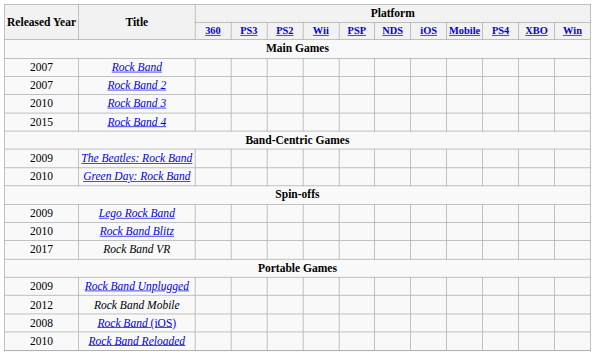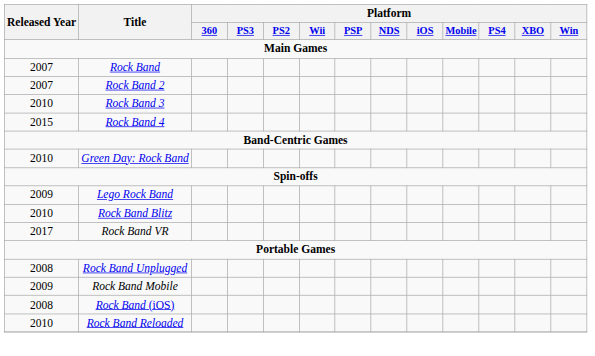- row: (137, 158)
(42, 286) 2009 -> (42, 268) 2008
(42, 304) 2012 -> (42, 286) 2009
